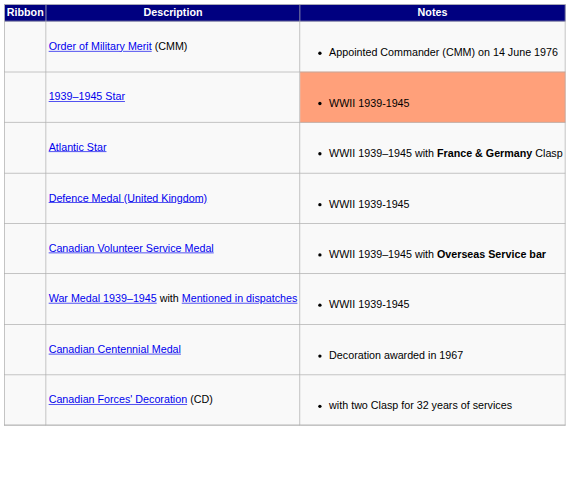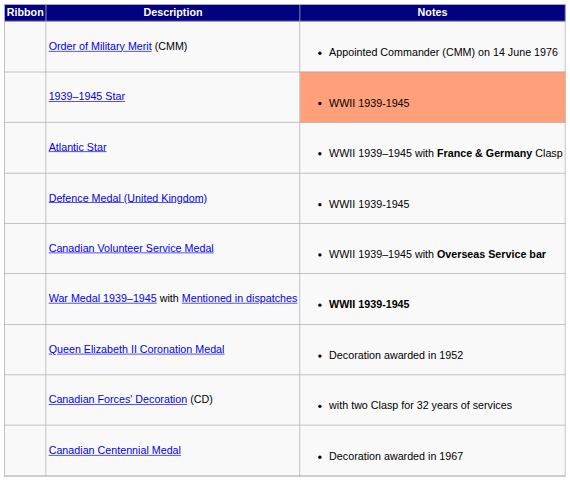(432, 305) normal -> (432, 305) bold
+ row: (137, 349)
rows swapped: (115, 349) <-> (131, 400)
